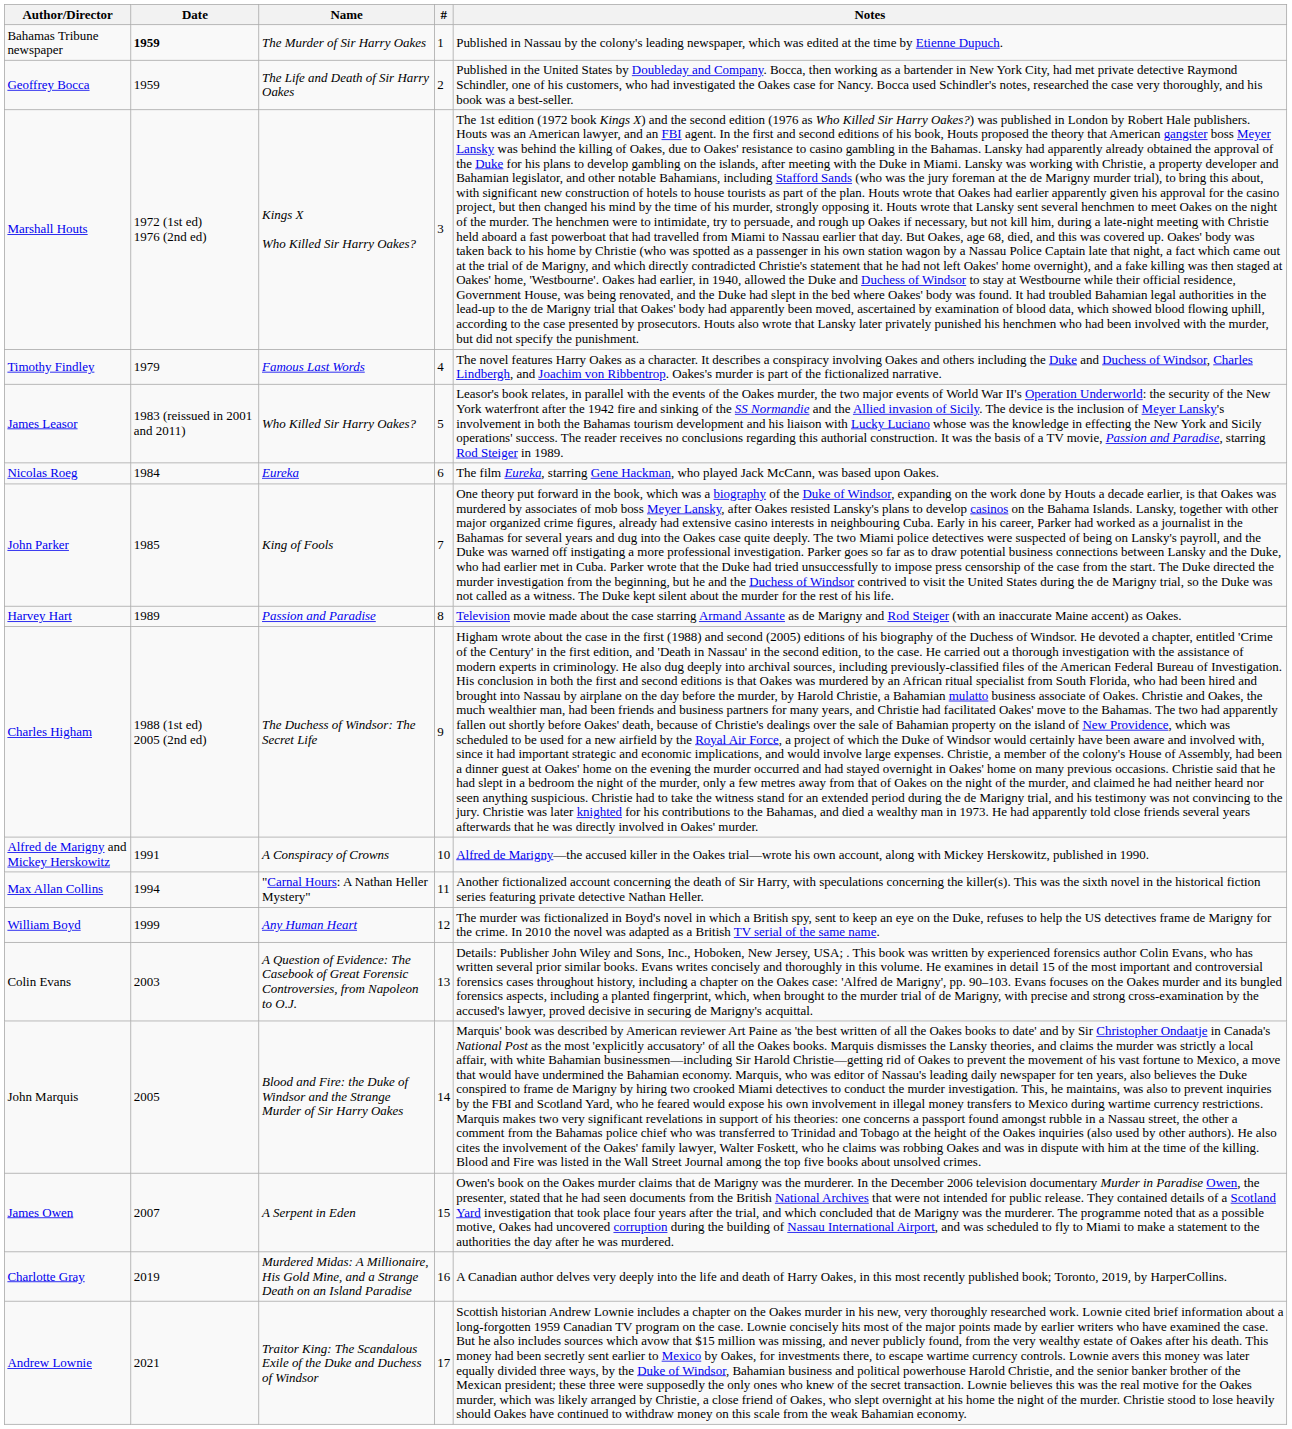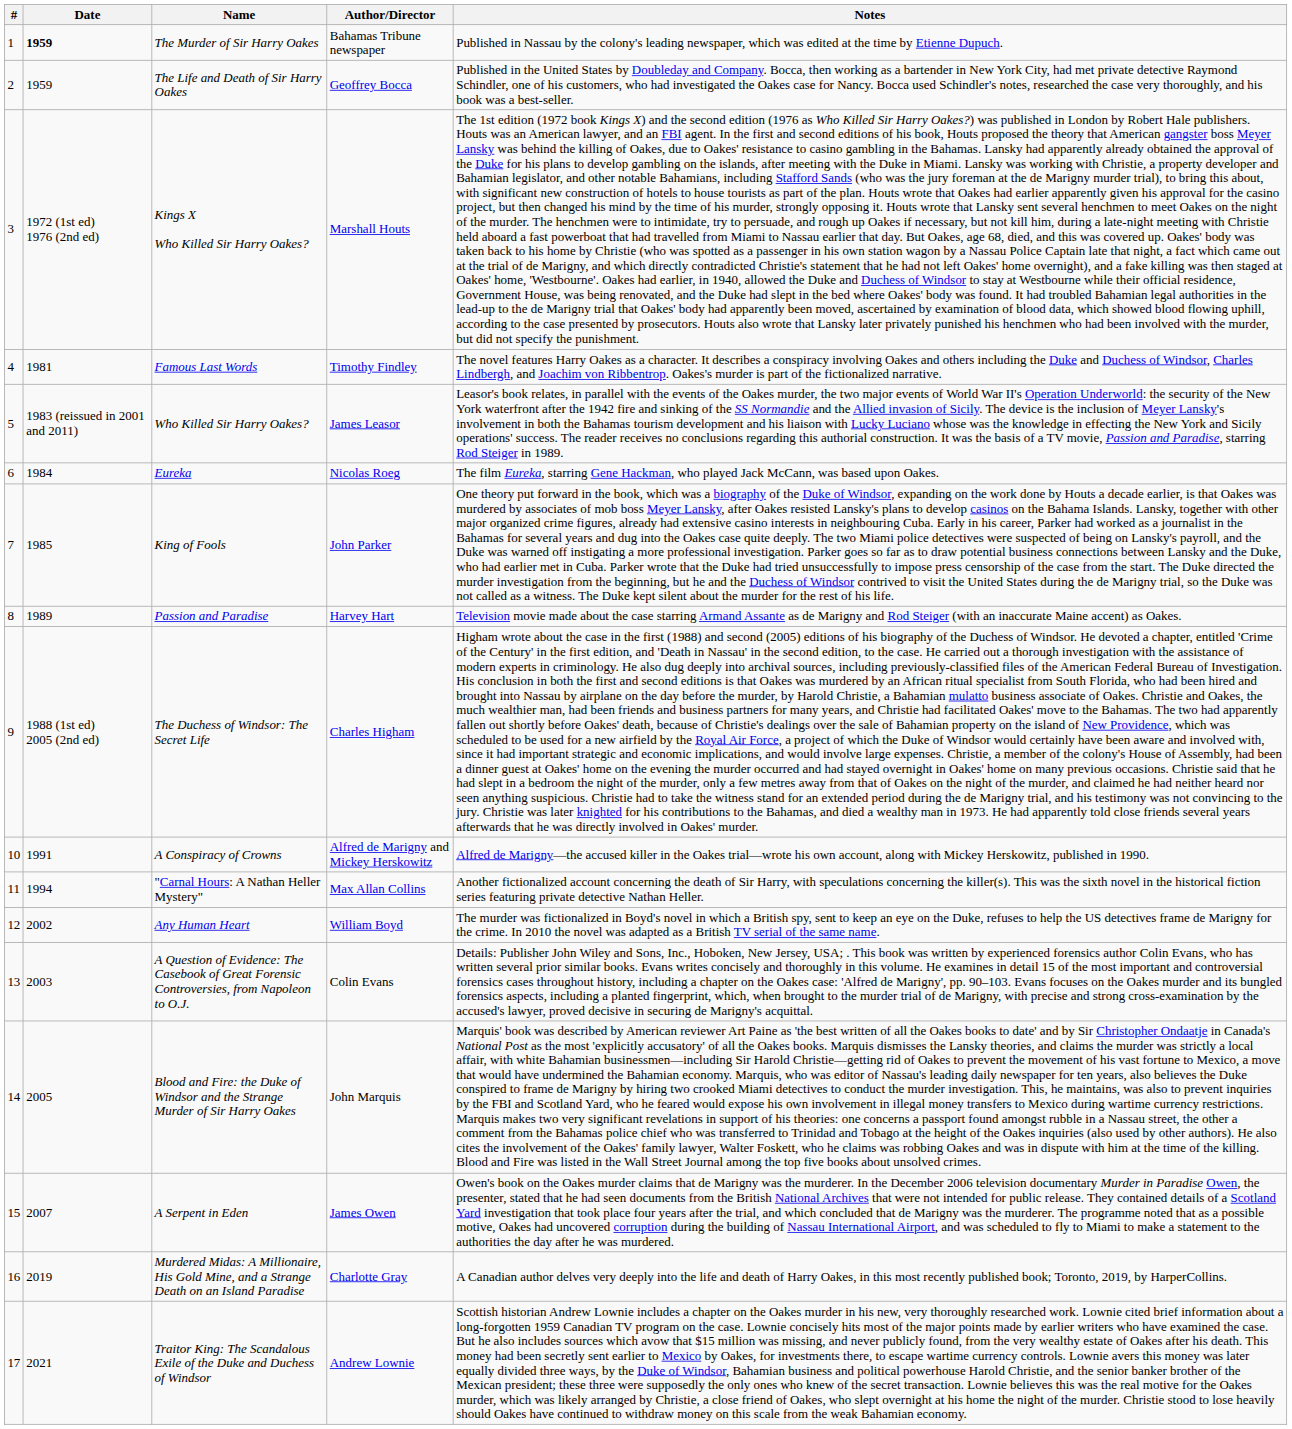columns swapped: (444, 14) <-> (68, 14)
(147, 366) 1979 -> (39, 366) 1981
(147, 924) 1999 -> (39, 924) 2002
